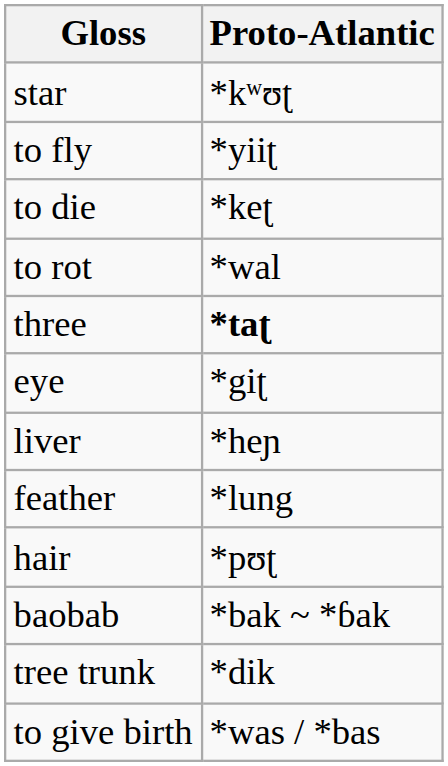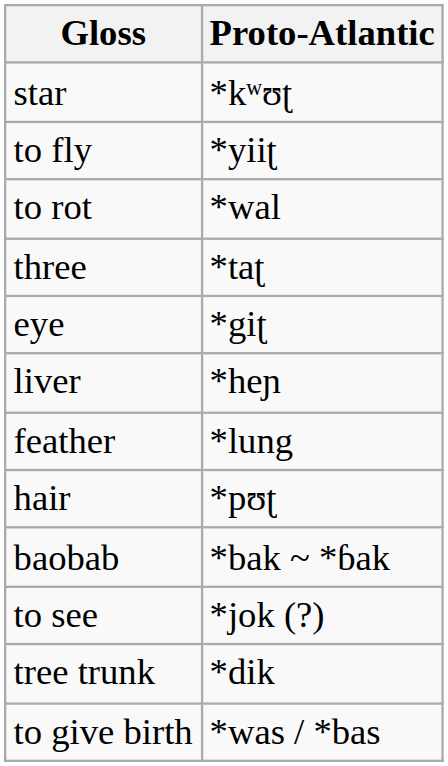- row: (55, 207)
(240, 324) bold -> (237, 265) normal
+ row: (56, 614)
